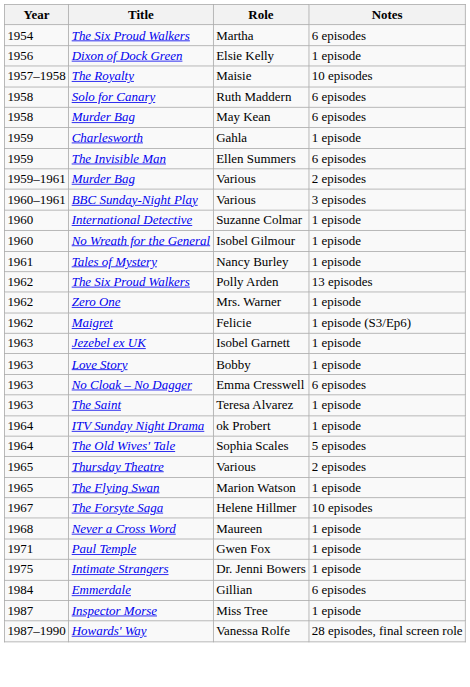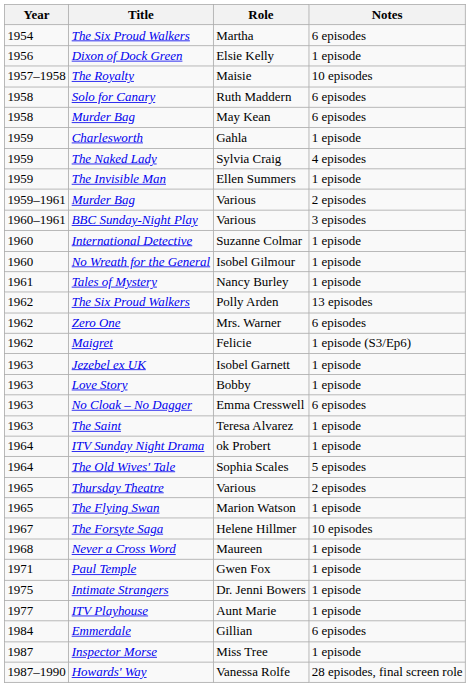+ row: (114, 158)
(339, 158) 6 episodes -> (336, 179) 1 episode
(336, 302) 1 episode -> (339, 323) 6 episodes
+ row: (110, 610)
